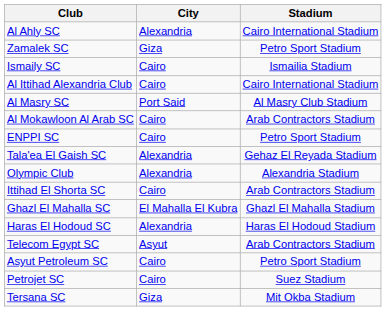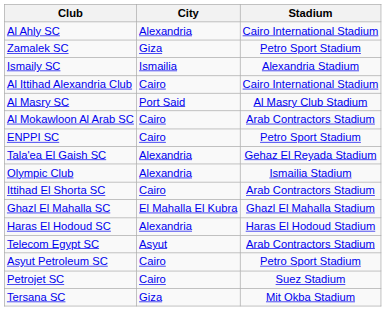(152, 66) Cairo -> (158, 66) Ismailia
(310, 66) Ismailia Stadium -> (310, 66) Alexandria Stadium
(310, 173) Alexandria Stadium -> (310, 173) Ismailia Stadium
